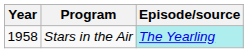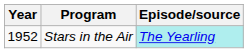(23, 36) 1958 -> (23, 36) 1952
